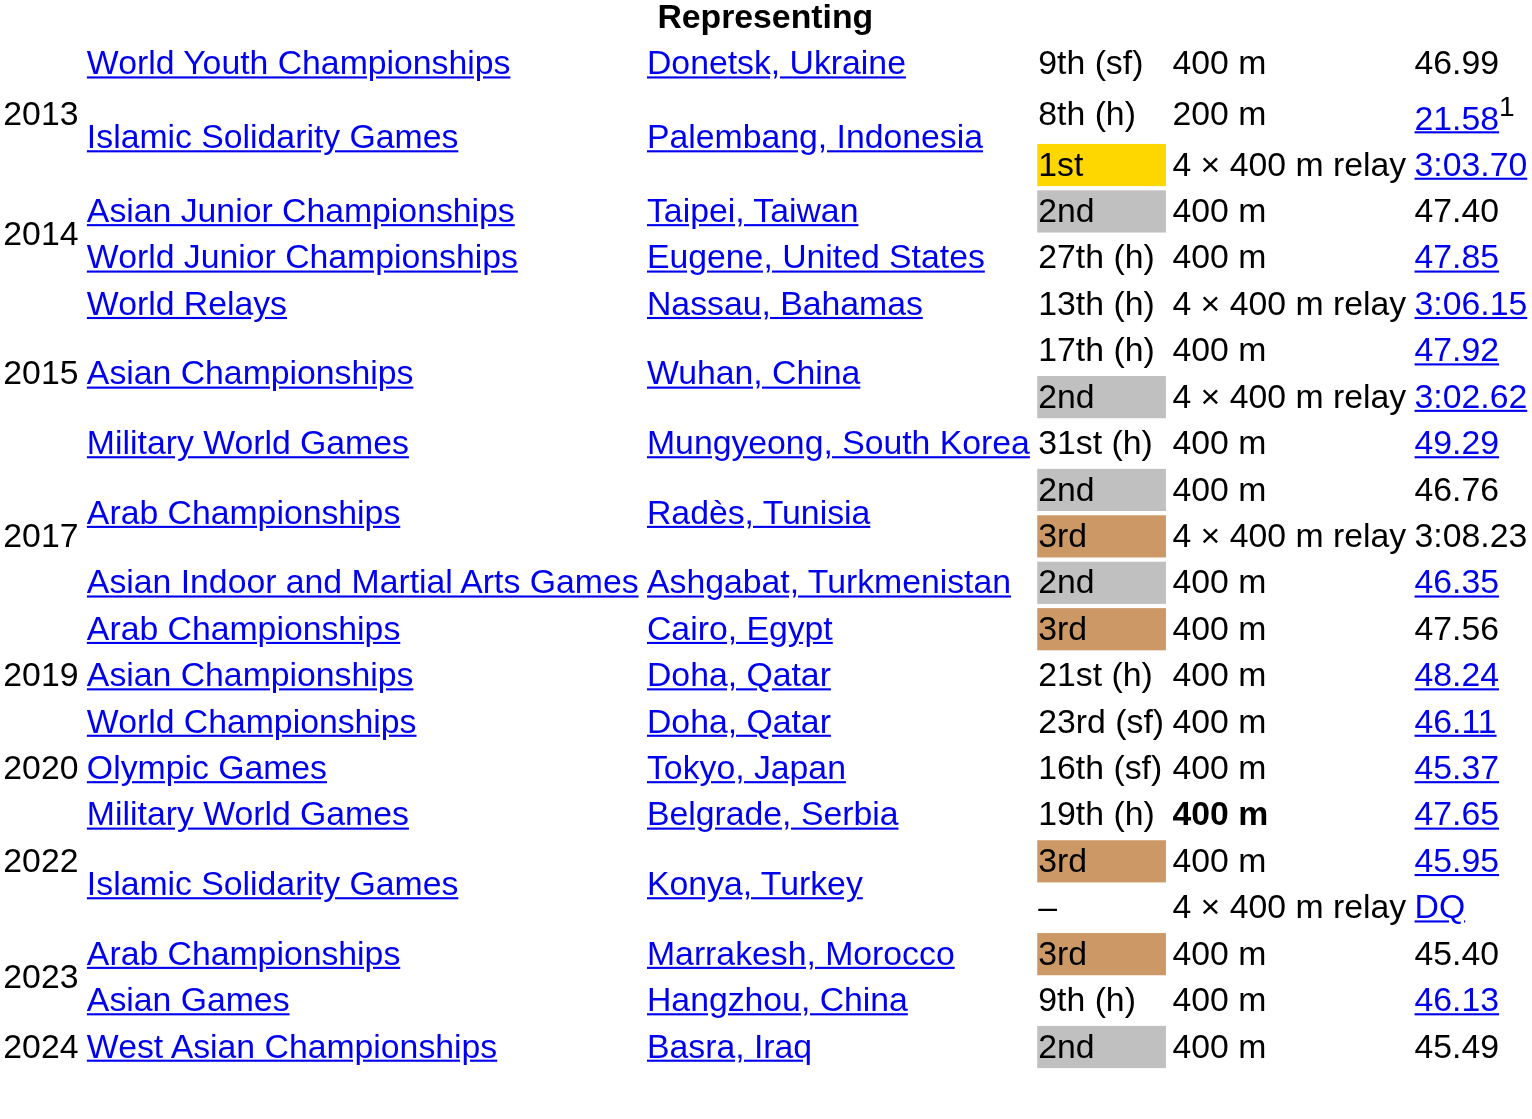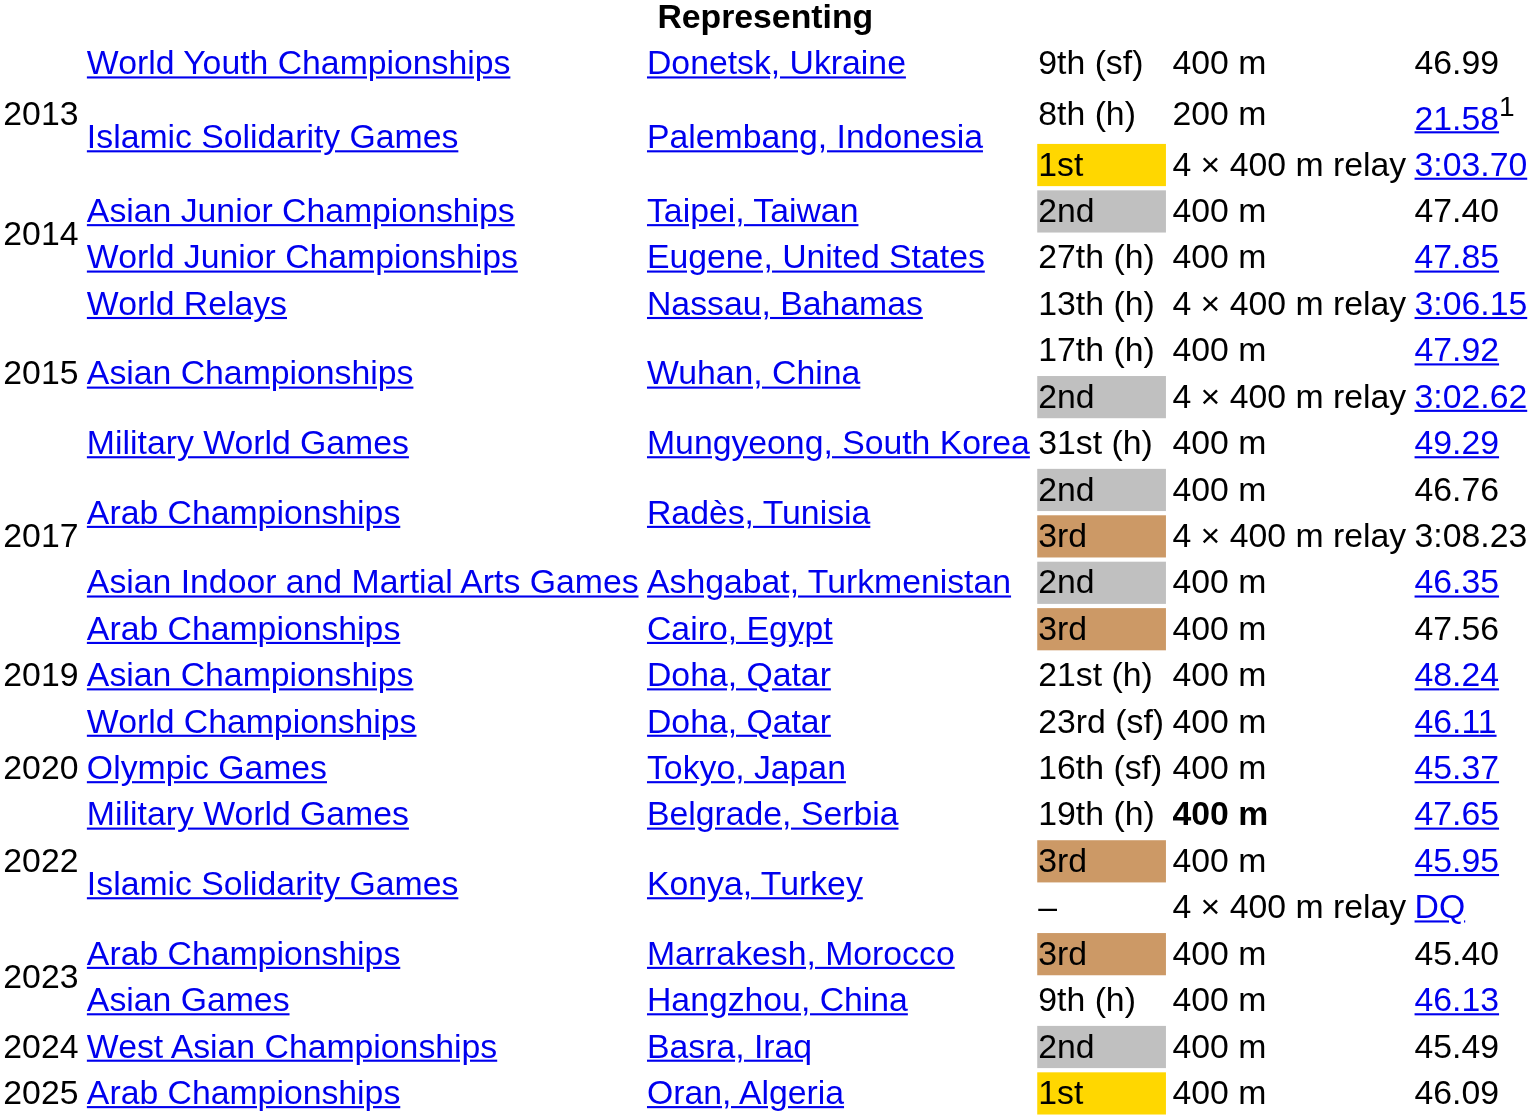+ row: (746, 1093)
